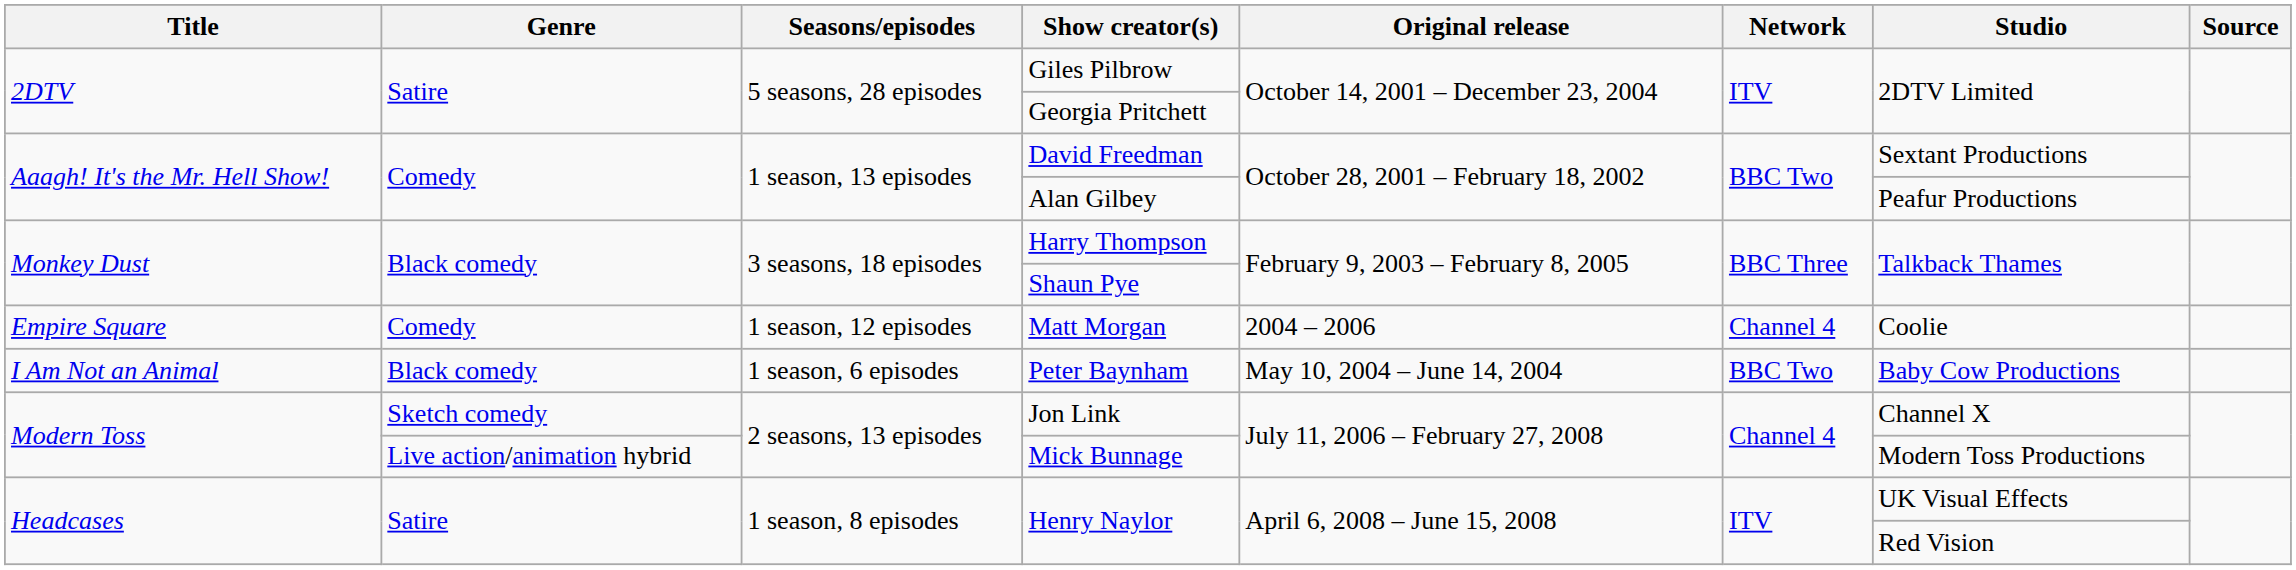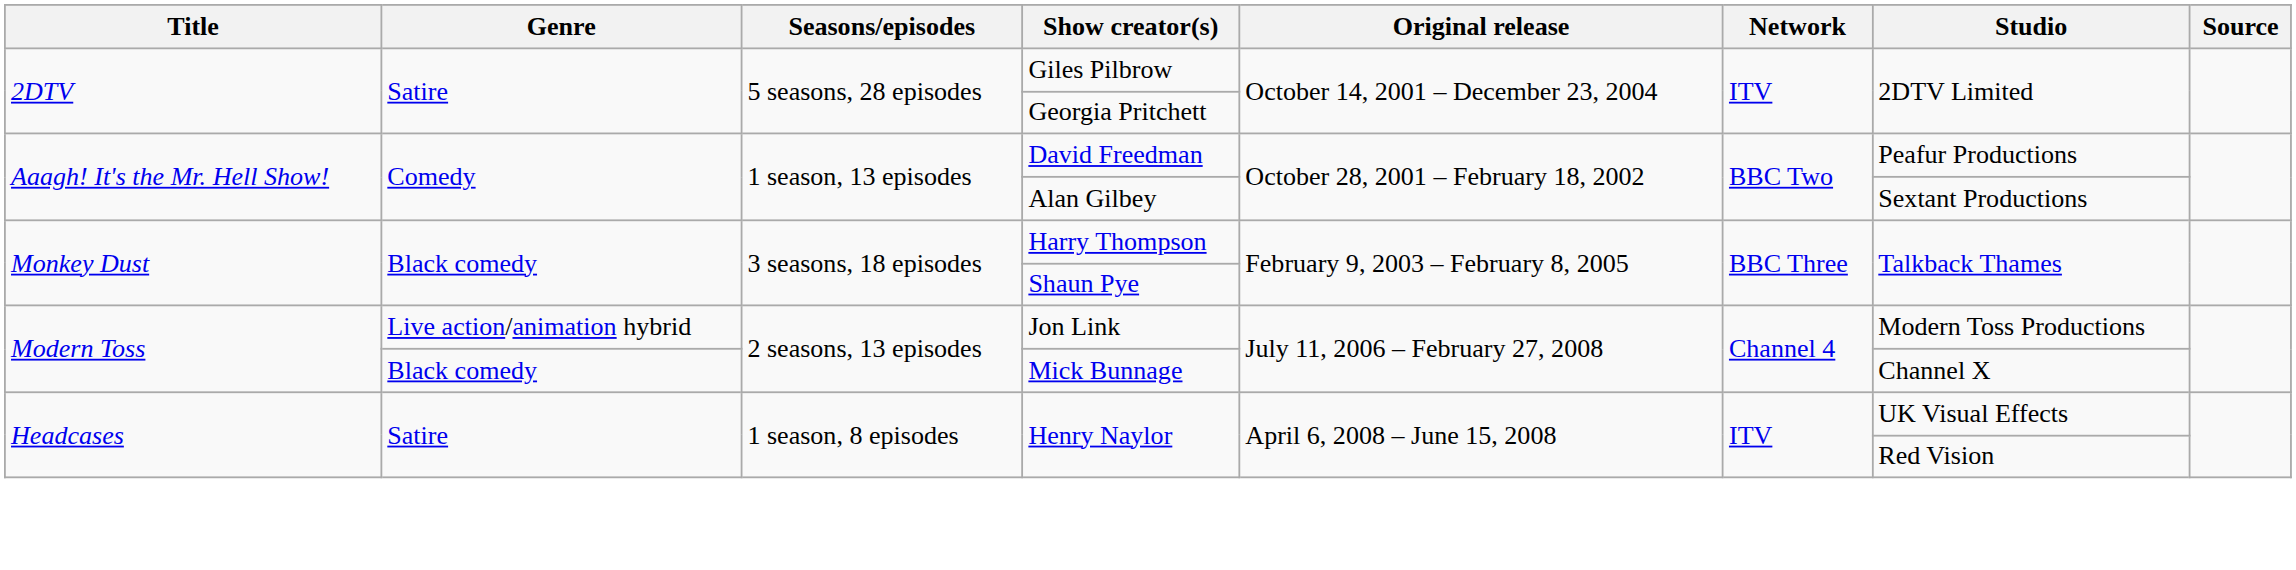(1983, 155) Sextant Productions -> (1978, 155) Peafur Productions
(1978, 198) Peafur Productions -> (1983, 198) Sextant Productions
- row: (89, 327)
- row: (115, 370)
(467, 413) Sketch comedy -> (539, 327) Live action/animation hybrid
(1934, 413) Channel X -> (2012, 327) Modern Toss Productions
(539, 456) Live action/animation hybrid -> (462, 370) Black comedy
(2012, 456) Modern Toss Productions -> (1934, 370) Channel X
